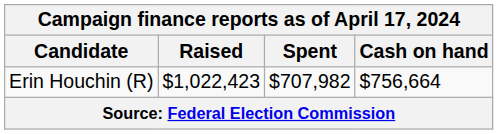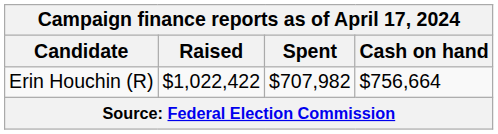(211, 81) $1,022,423 -> (211, 81) $1,022,422
